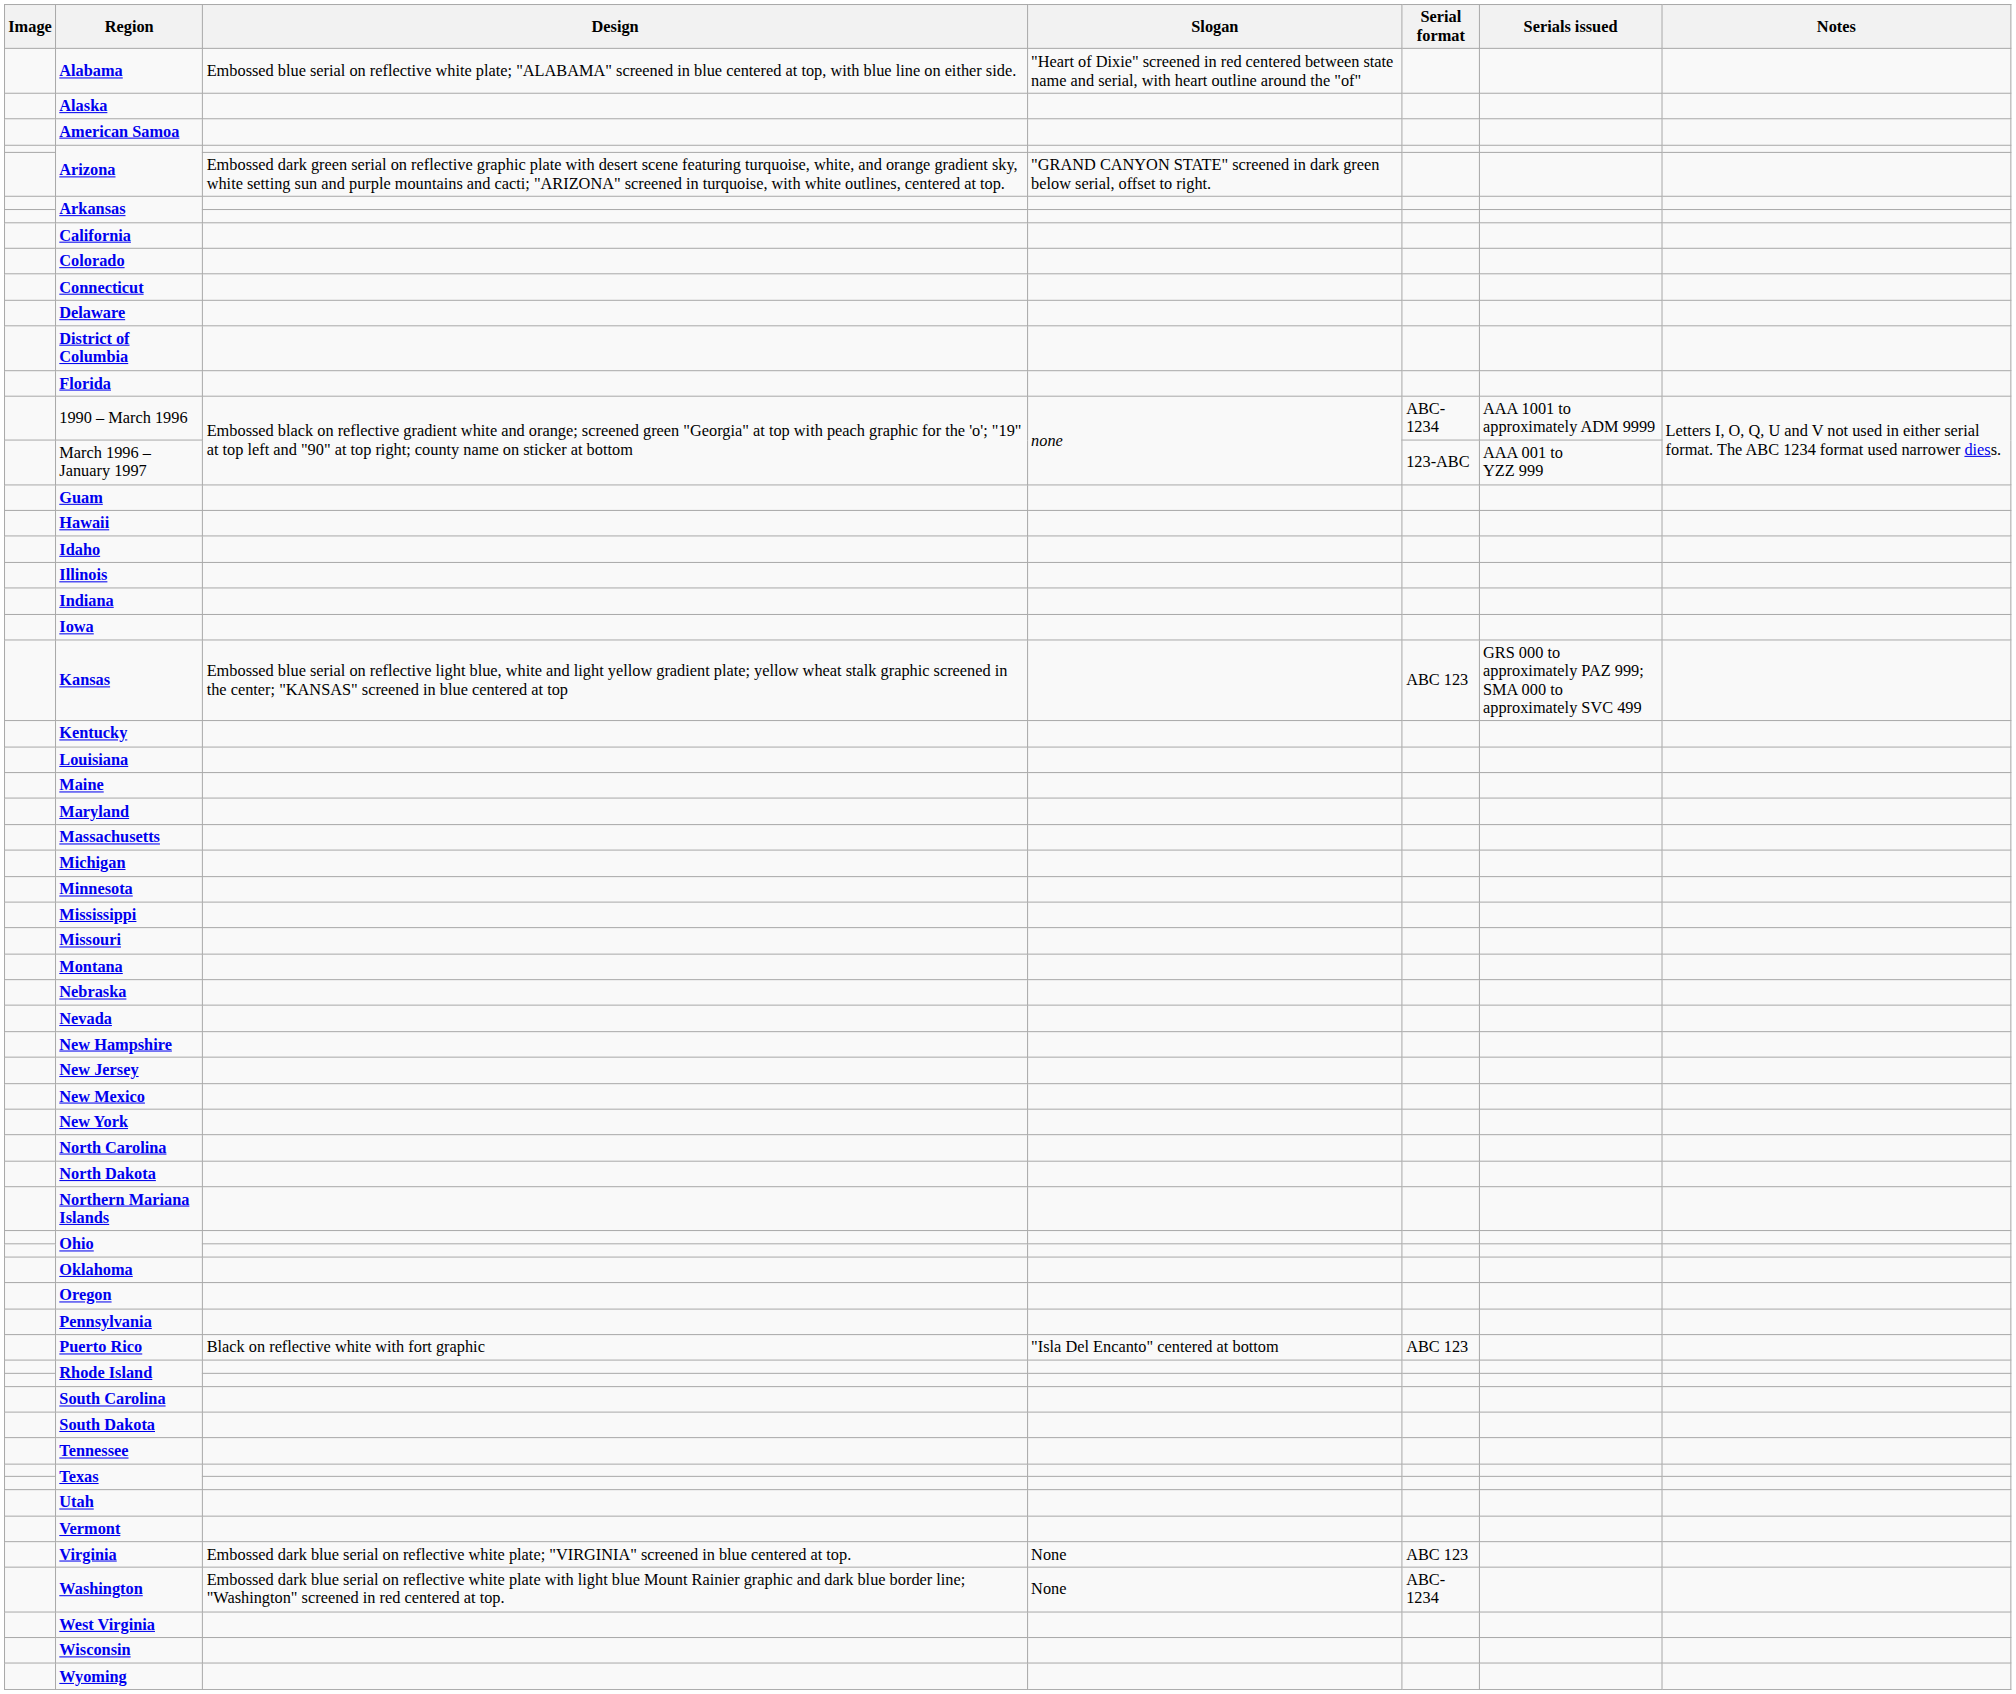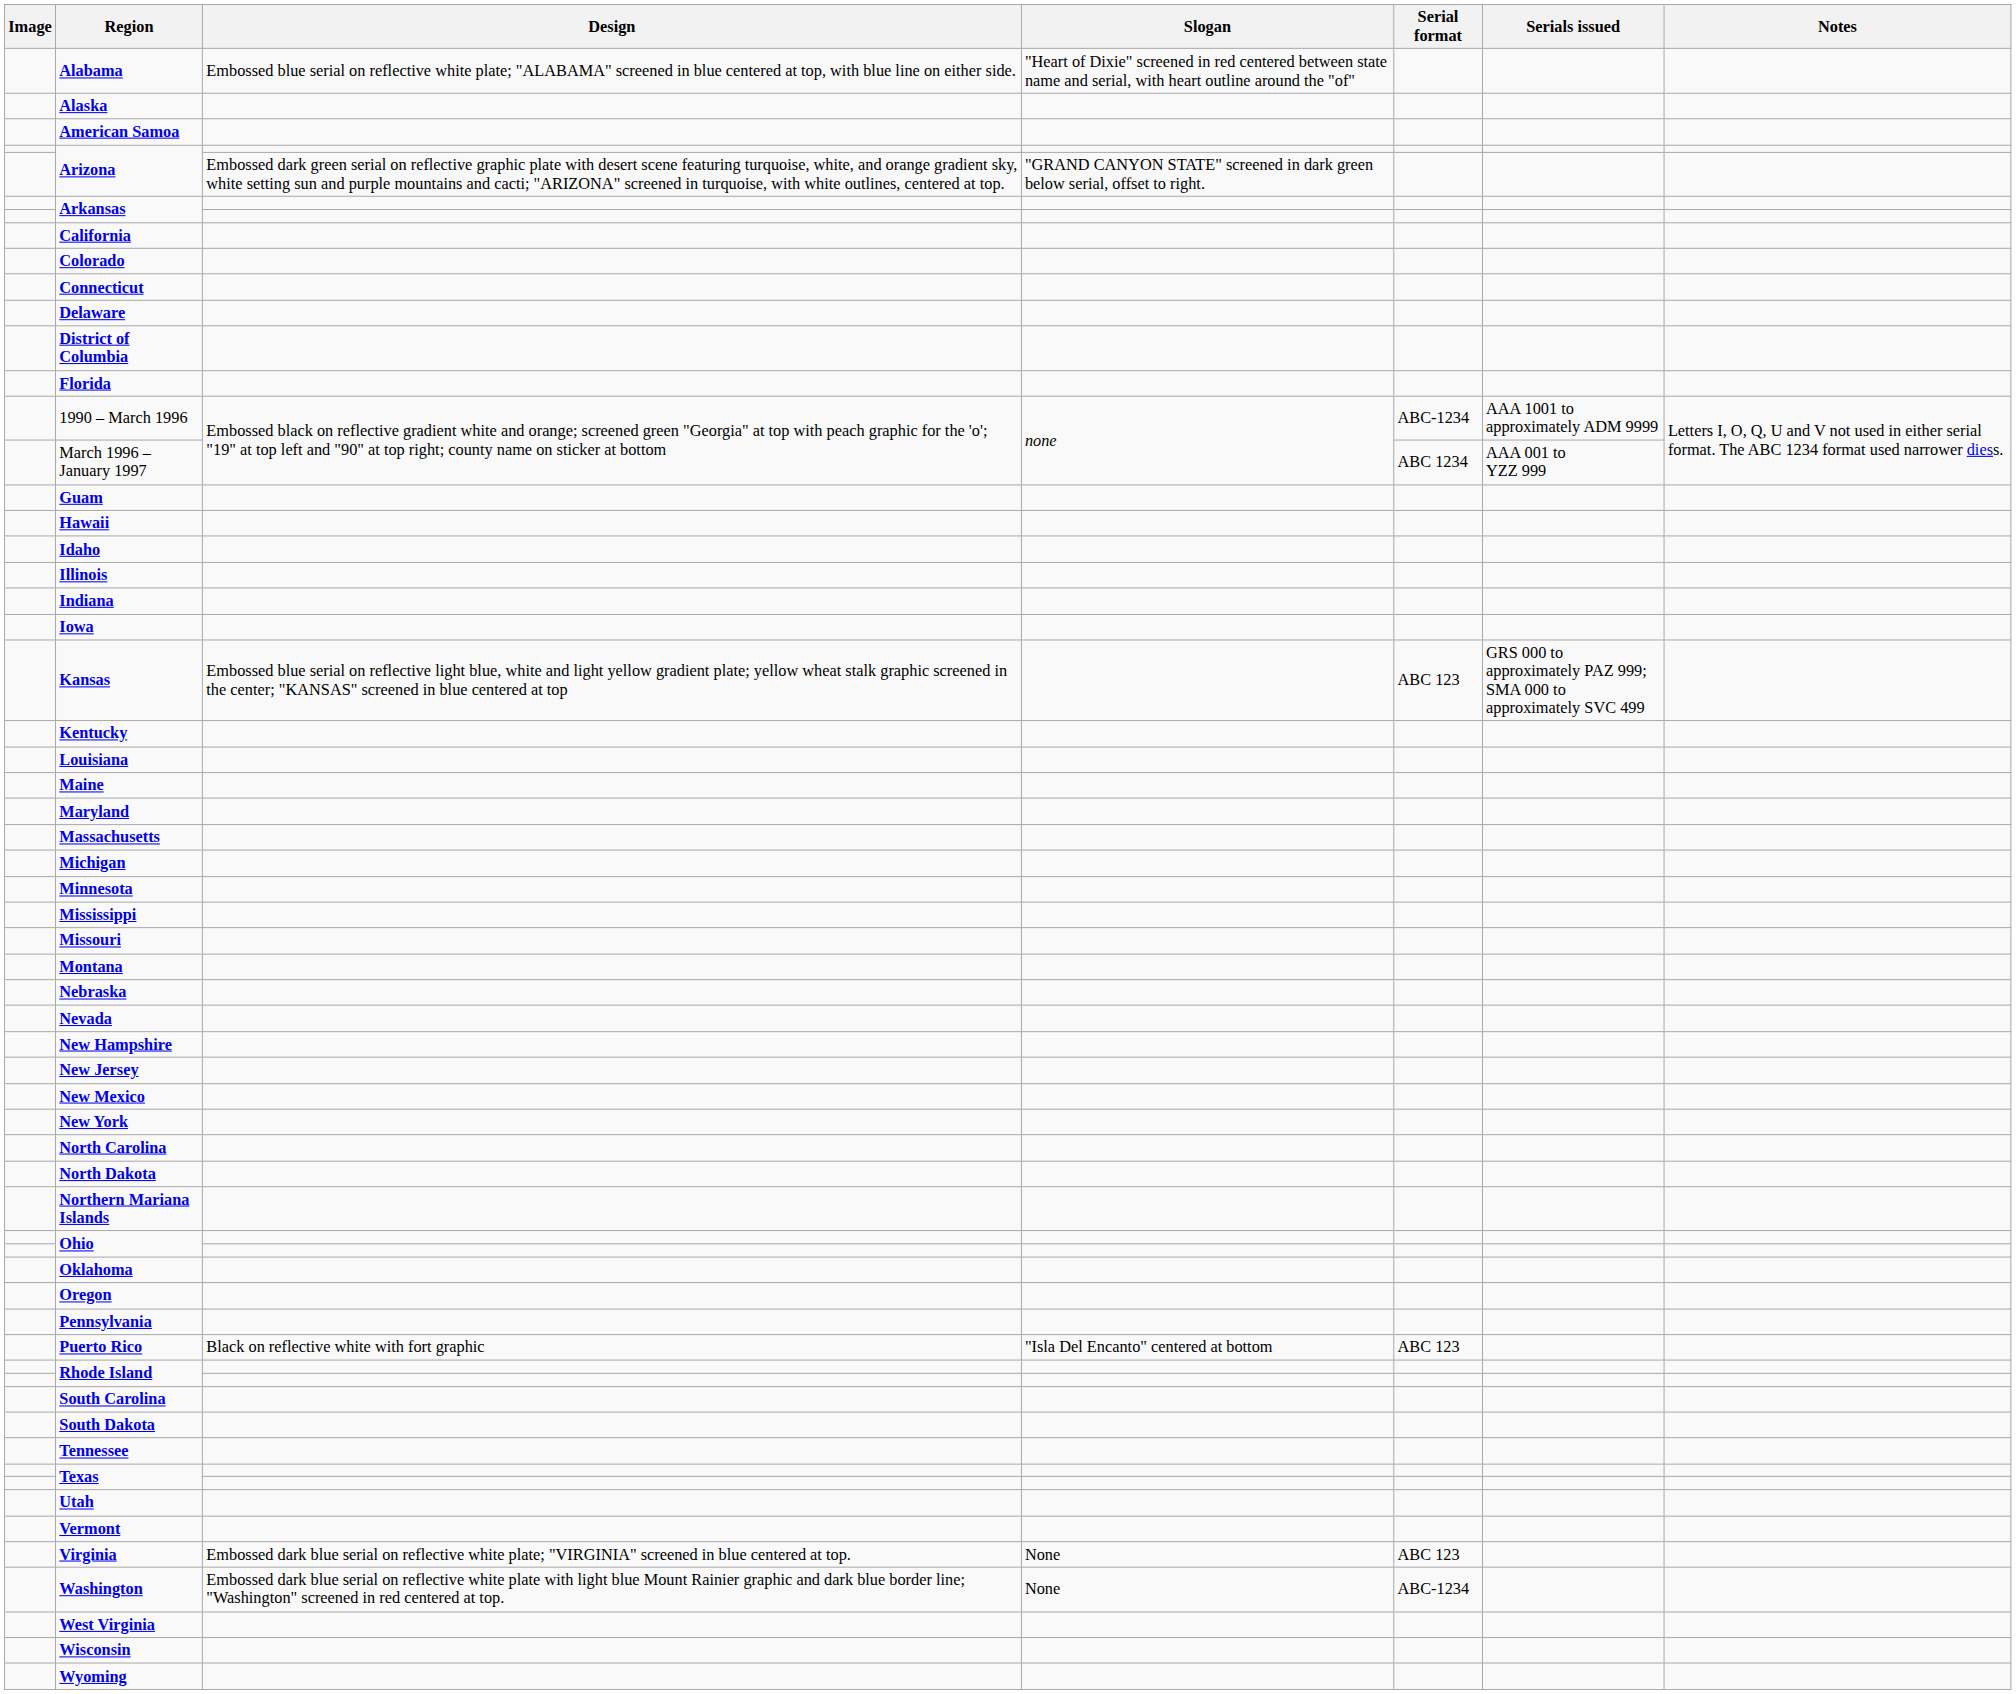(1438, 462) 123-ABC -> (1433, 462) ABC 1234
